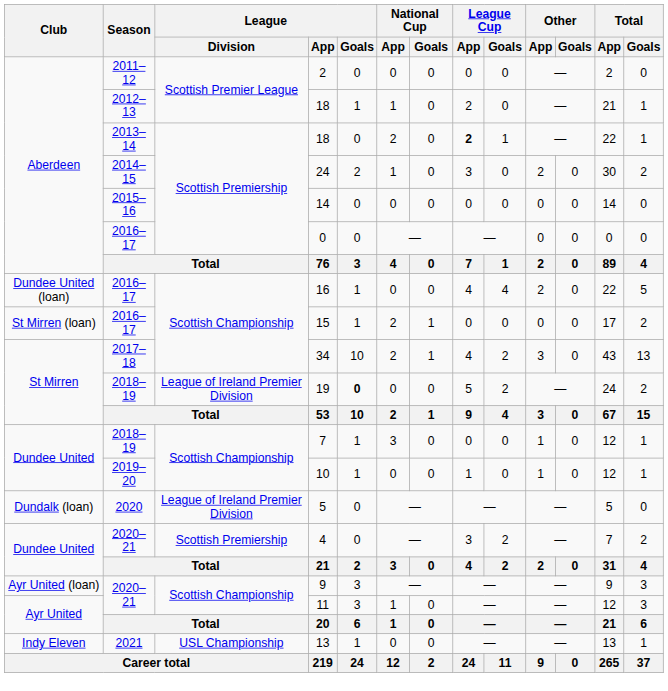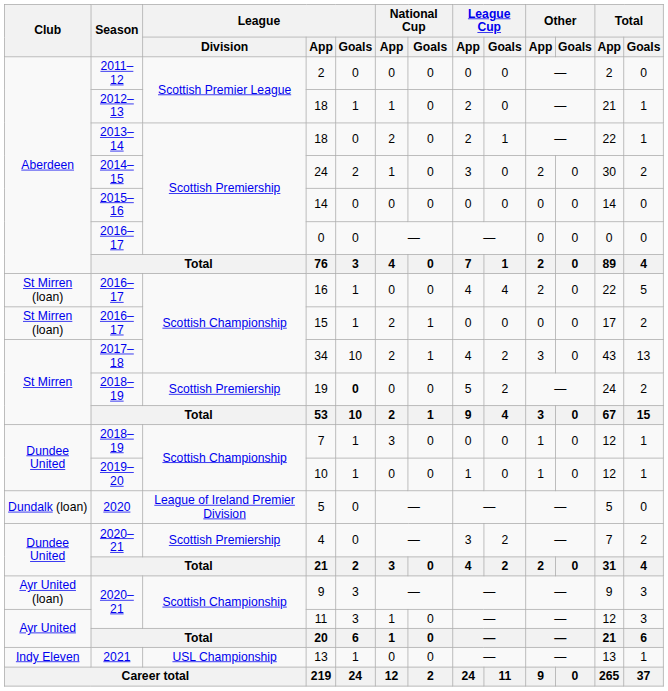(469, 139) bold -> (468, 139) normal
(54, 290) Dundee United (loan) -> (48, 290) St Mirren (loan)
(231, 389) League of Ireland Premier Division -> (225, 389) Scottish Premiership
